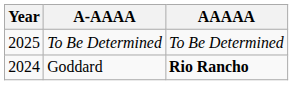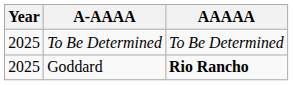(24, 67) 2024 -> (24, 67) 2025
